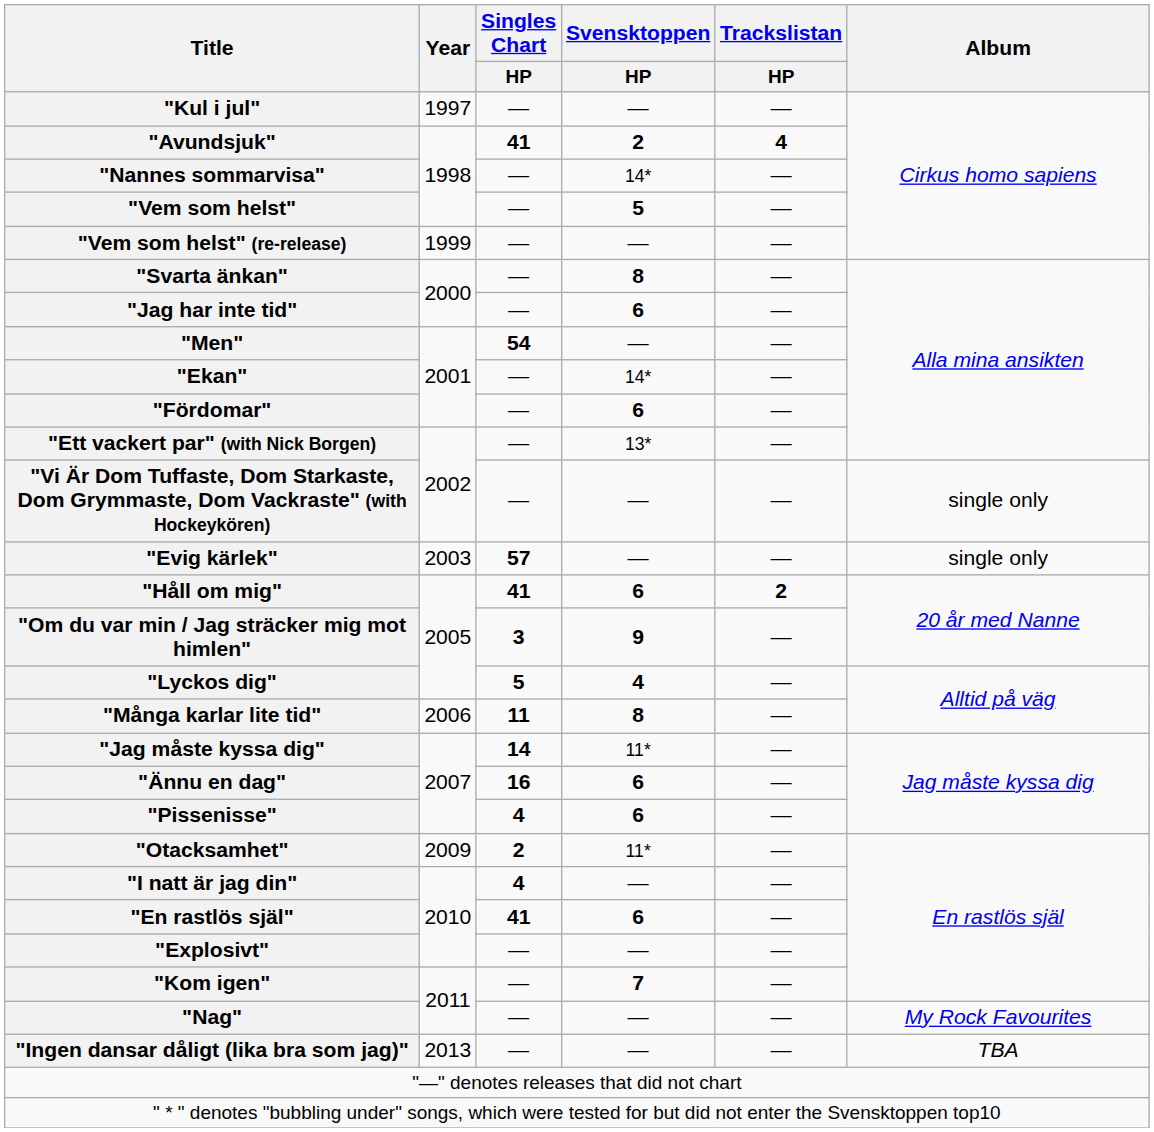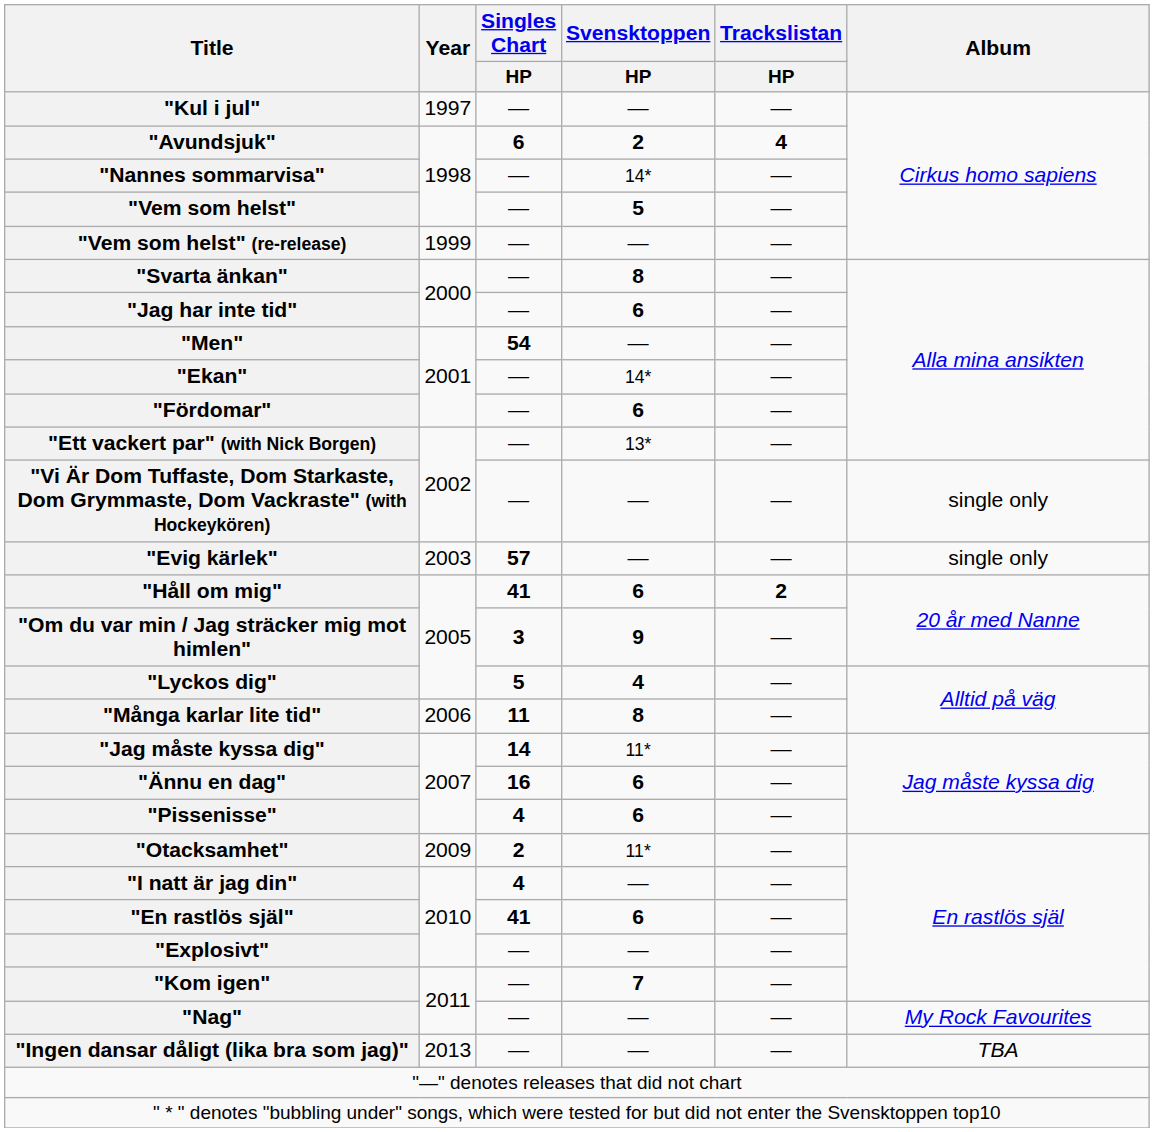(519, 142) 41 -> (519, 142) 6
